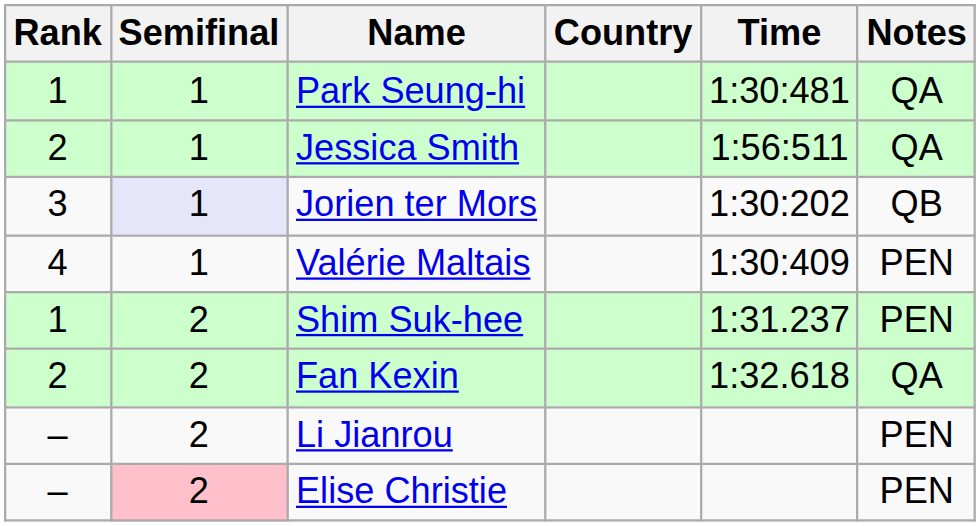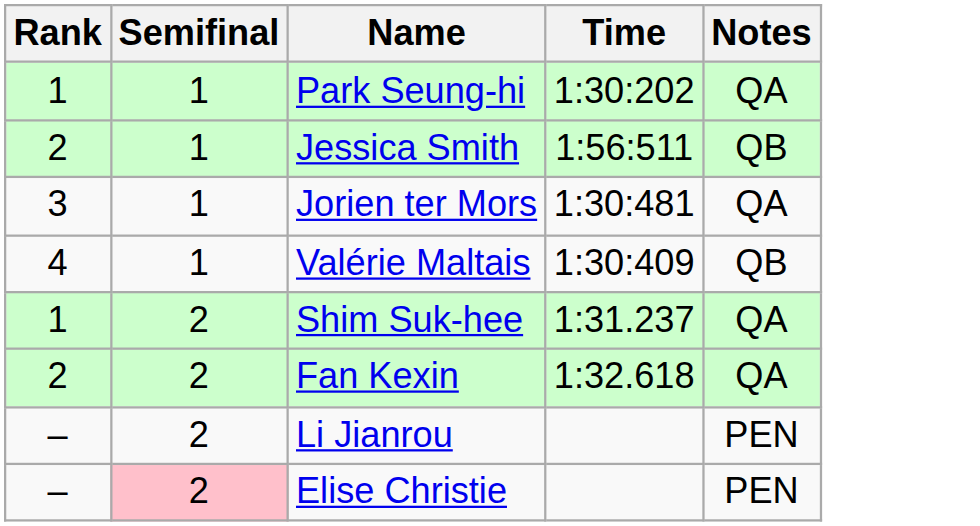- column: (623, 33)
(779, 90) 1:30:481 -> (624, 90) 1:30:202
(917, 147) QA -> (761, 147) QB
(199, 205) lavender background -> (199, 205) no background
(779, 205) 1:30:202 -> (624, 205) 1:30:481
(917, 205) QB -> (761, 205) QA
(917, 262) PEN -> (761, 262) QB
(917, 319) PEN -> (761, 319) QA
